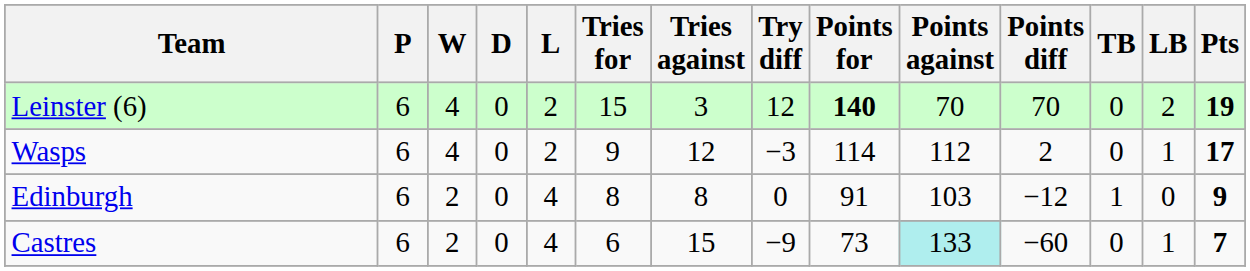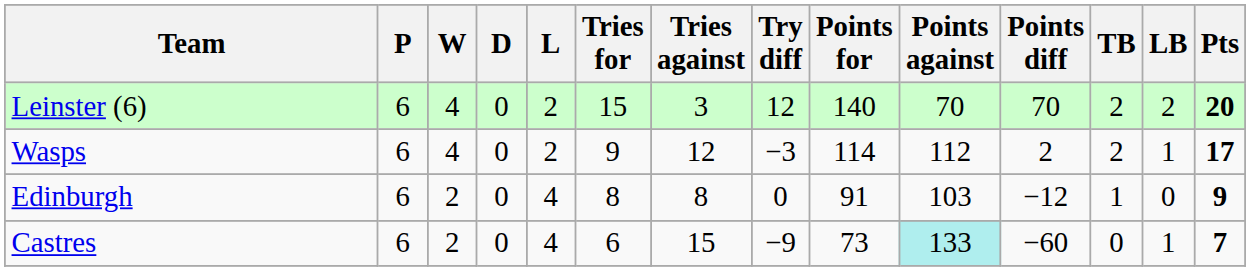(854, 105) bold -> (854, 105) normal
(1117, 105) 0 -> (1117, 105) 2
(1220, 105) 19 -> (1220, 105) 20
(1117, 151) 0 -> (1117, 151) 2
